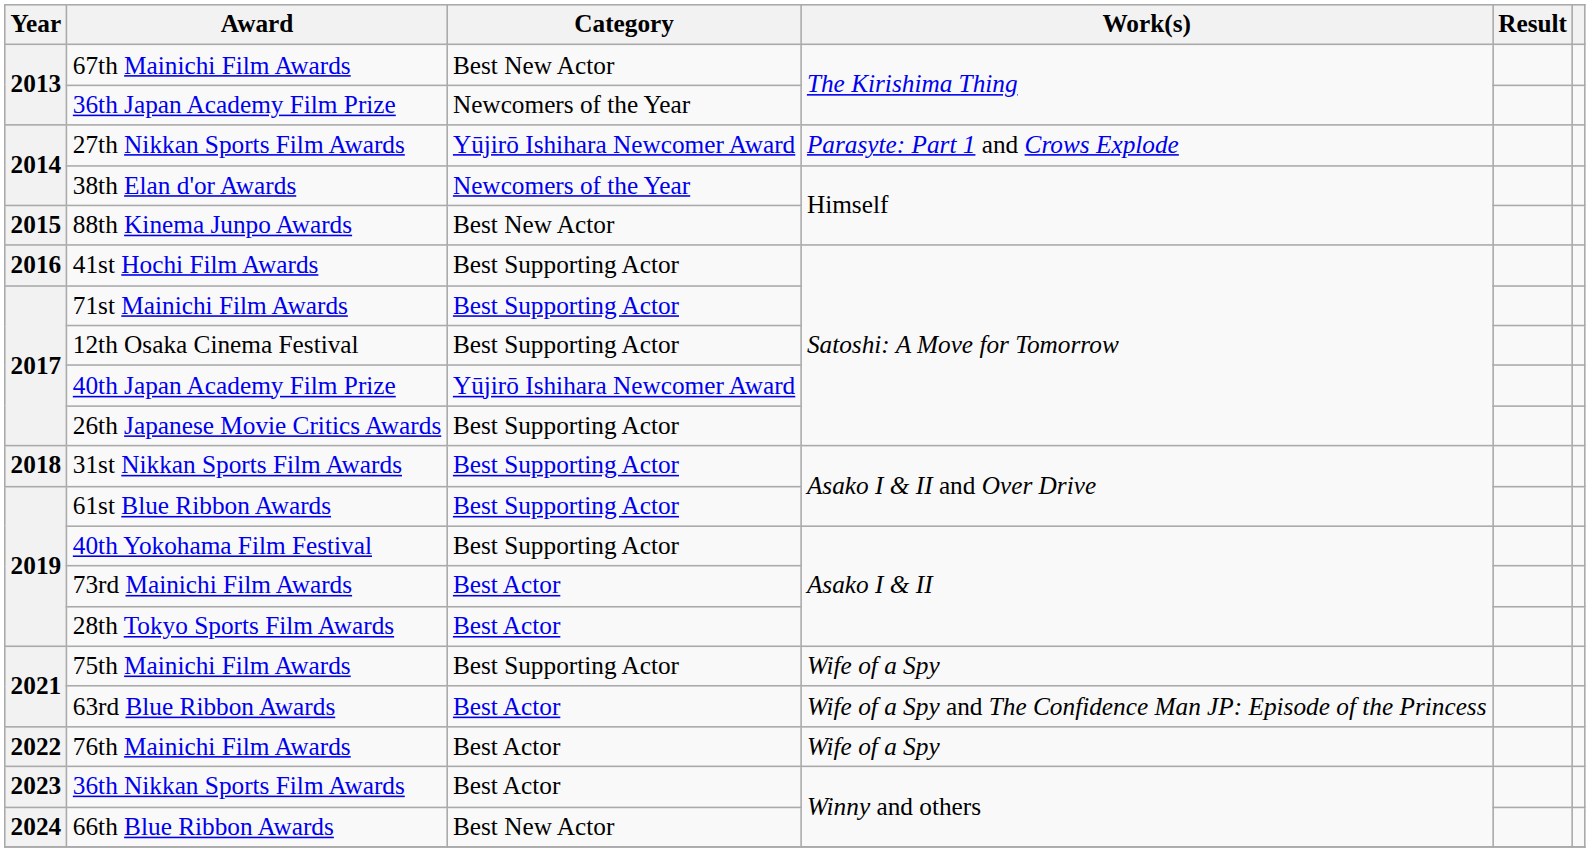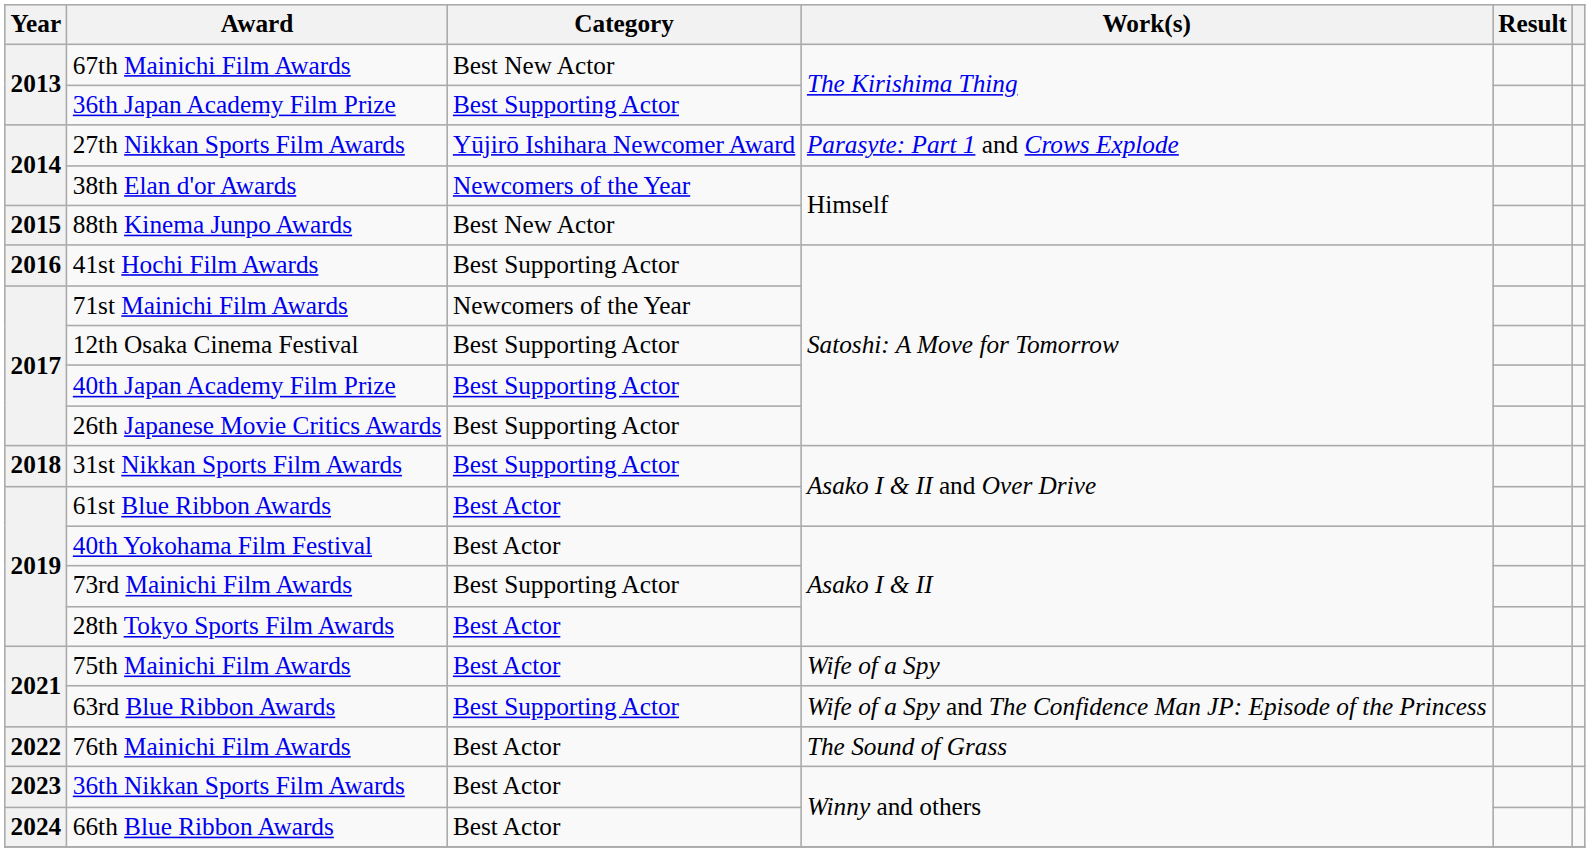(572, 104) Newcomers of the Year -> (566, 104) Best Supporting Actor
(566, 305) Best Supporting Actor -> (572, 305) Newcomers of the Year
(624, 385) Yūjirō Ishihara Newcomer Award -> (566, 385) Best Supporting Actor
(566, 505) Best Supporting Actor -> (507, 505) Best Actor
(566, 545) Best Supporting Actor -> (507, 545) Best Actor
(507, 585) Best Actor -> (566, 585) Best Supporting Actor
(566, 666) Best Supporting Actor -> (507, 666) Best Actor
(507, 706) Best Actor -> (566, 706) Best Supporting Actor
(873, 746) Wife of a Spy -> (907, 746) The Sound of Grass
(534, 826) Best New Actor -> (507, 826) Best Actor
